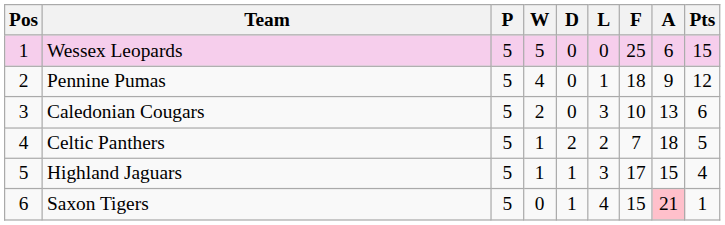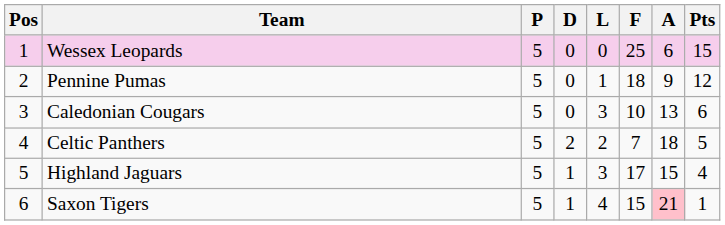- column: (540, 19)
